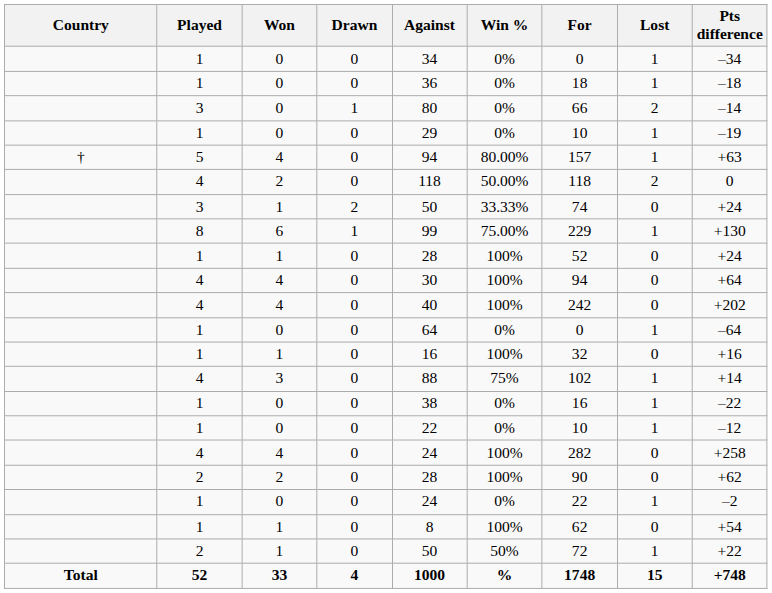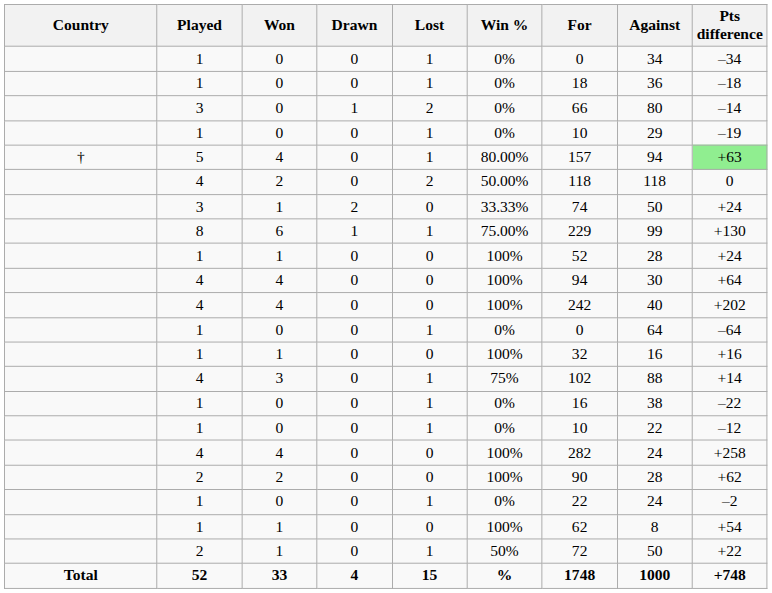columns swapped: (655, 25) <-> (430, 25)
(730, 157) no background -> (730, 157) lightgreen background
